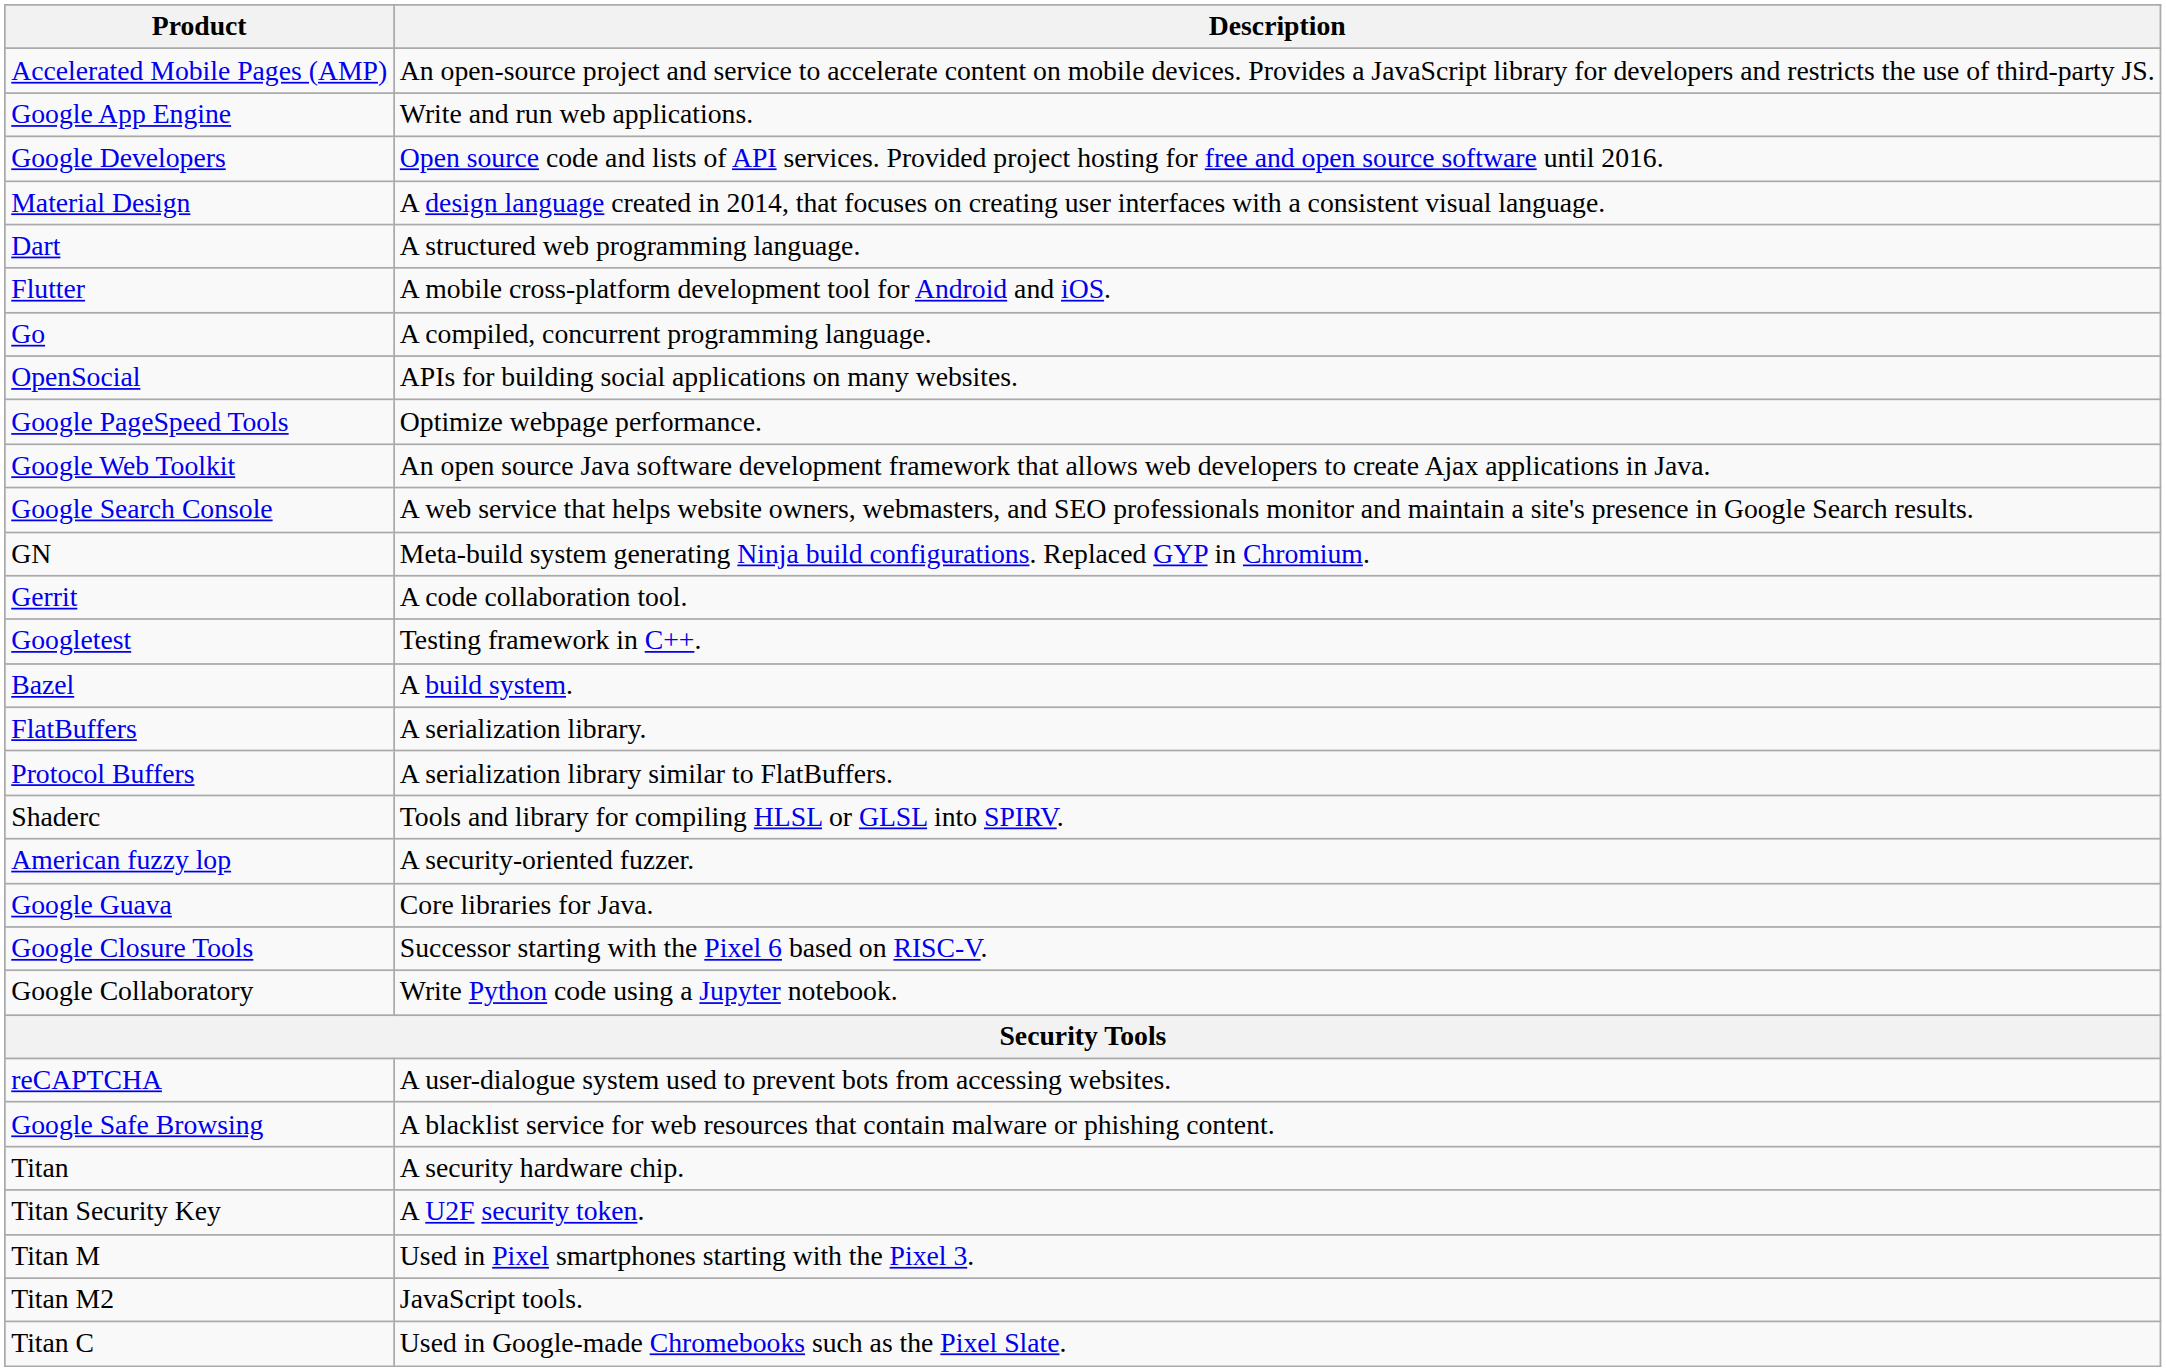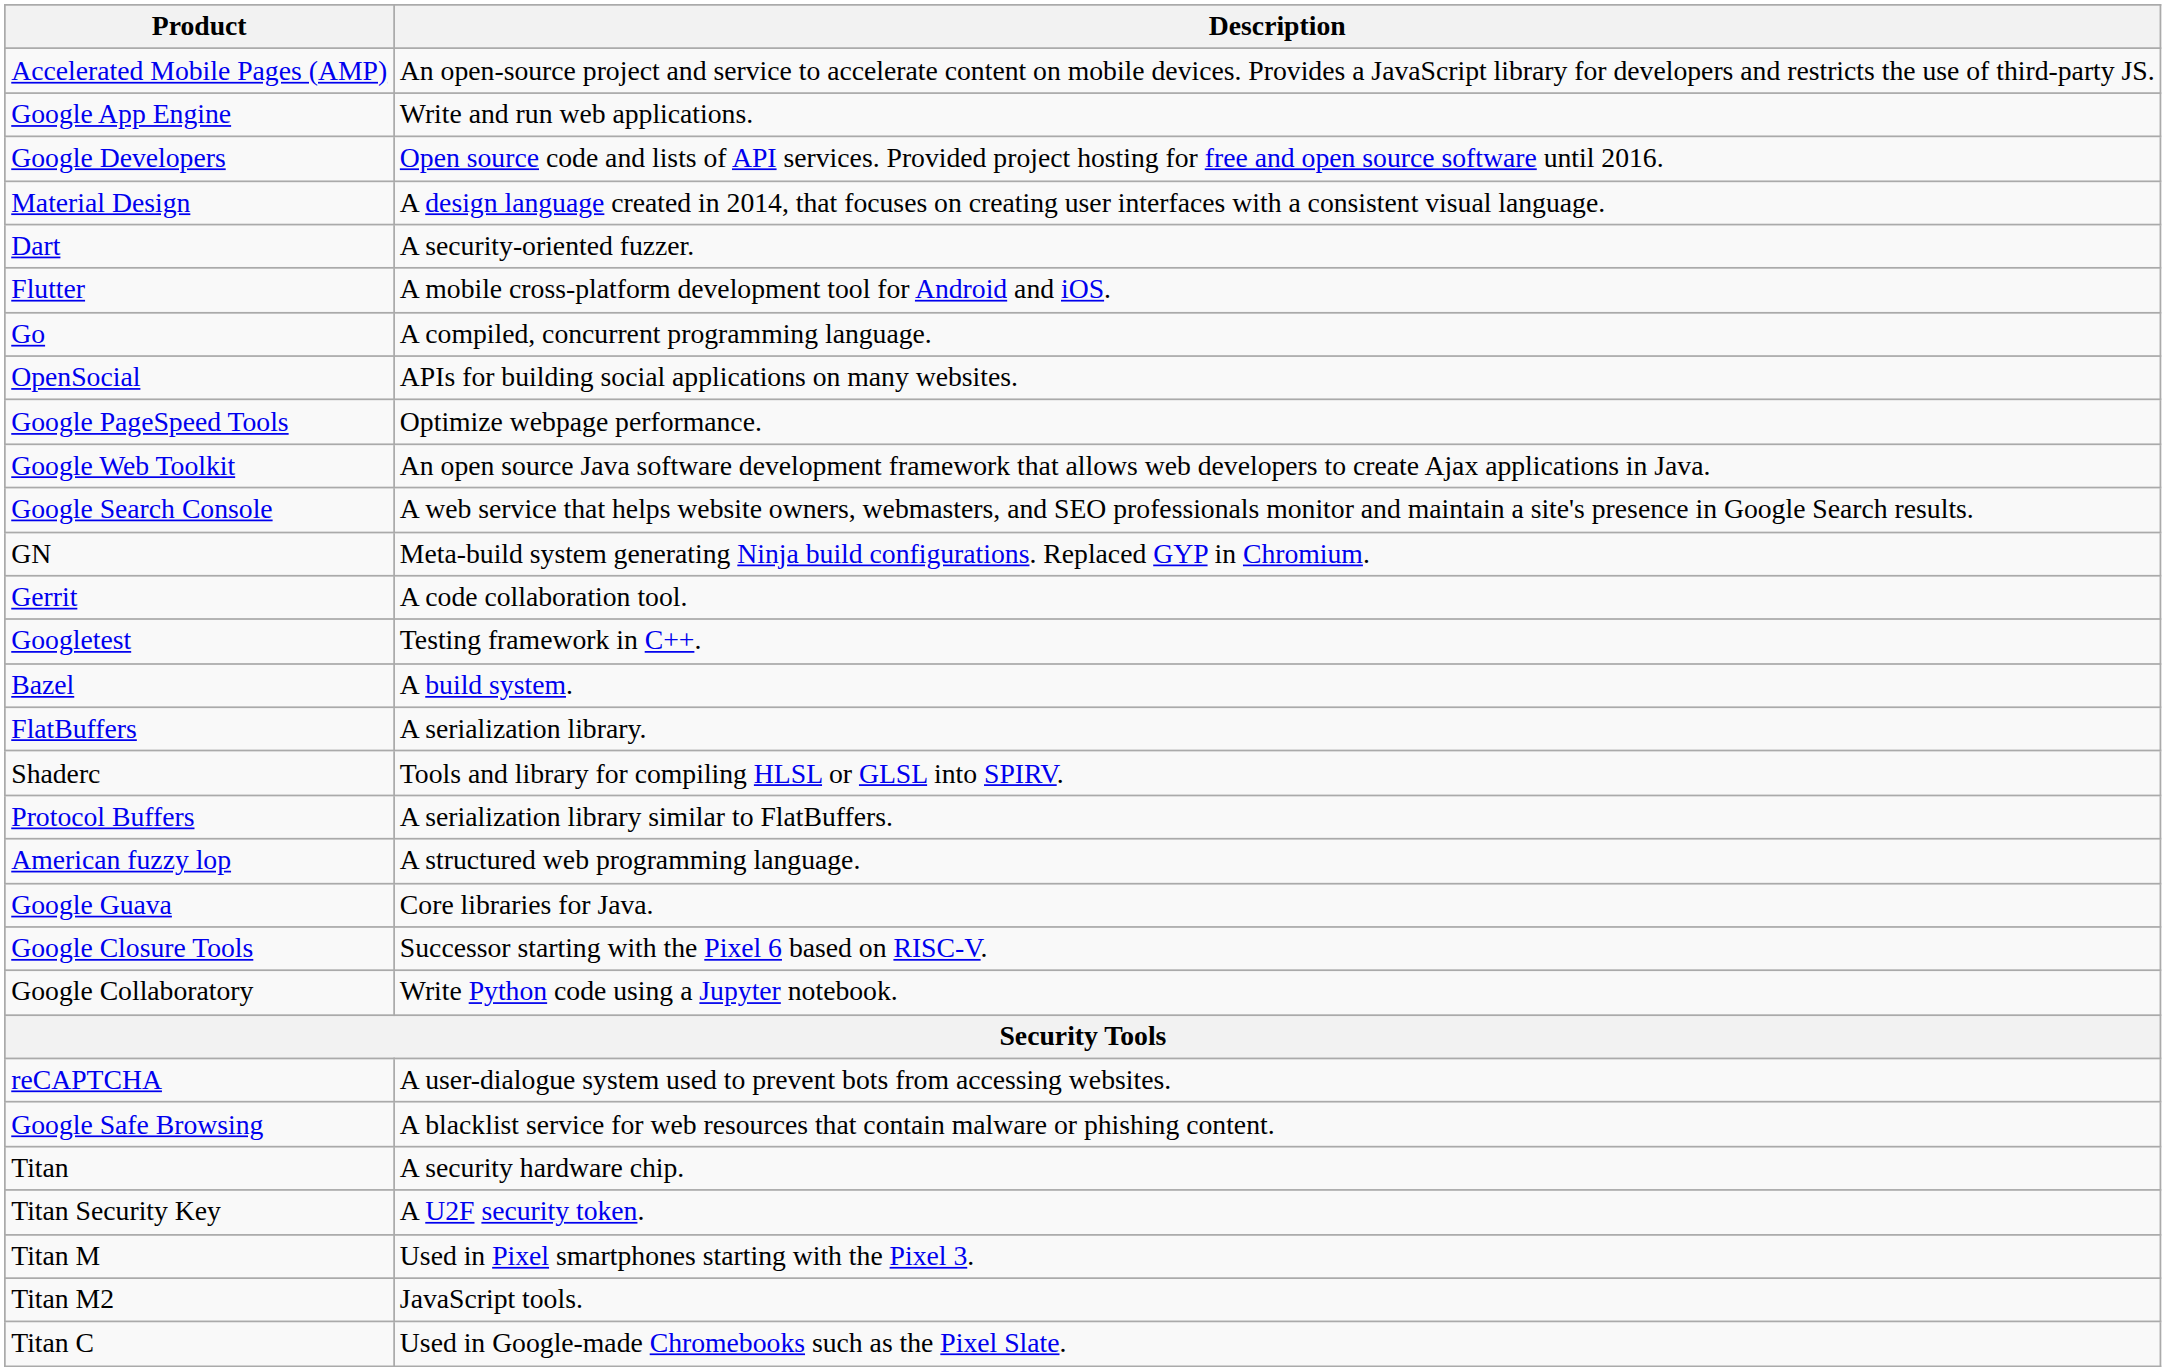(630, 245) A structured web programming language. -> (547, 245) A security-oriented fuzzer.
rows swapped: (103, 772) <-> (56, 816)
(547, 860) A security-oriented fuzzer. -> (630, 860) A structured web programming language.
